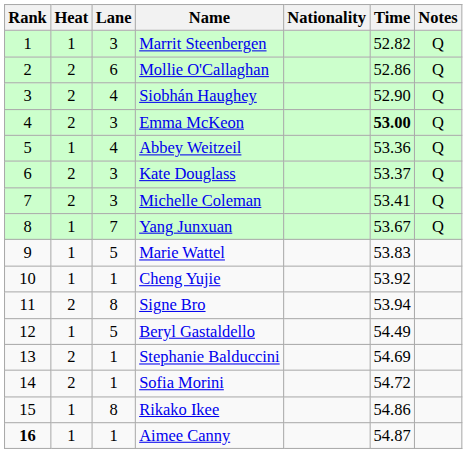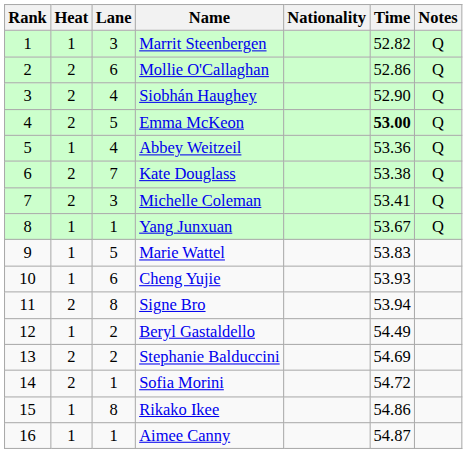(114, 122) 3 -> (114, 122) 5
(114, 174) 3 -> (114, 174) 7
(392, 174) 53.37 -> (392, 174) 53.38
(114, 226) 7 -> (114, 226) 1
(114, 278) 1 -> (114, 278) 6
(392, 278) 53.92 -> (392, 278) 53.93
(114, 331) 5 -> (114, 331) 2
(114, 357) 1 -> (114, 357) 2
(28, 435) bold -> (28, 435) normal
